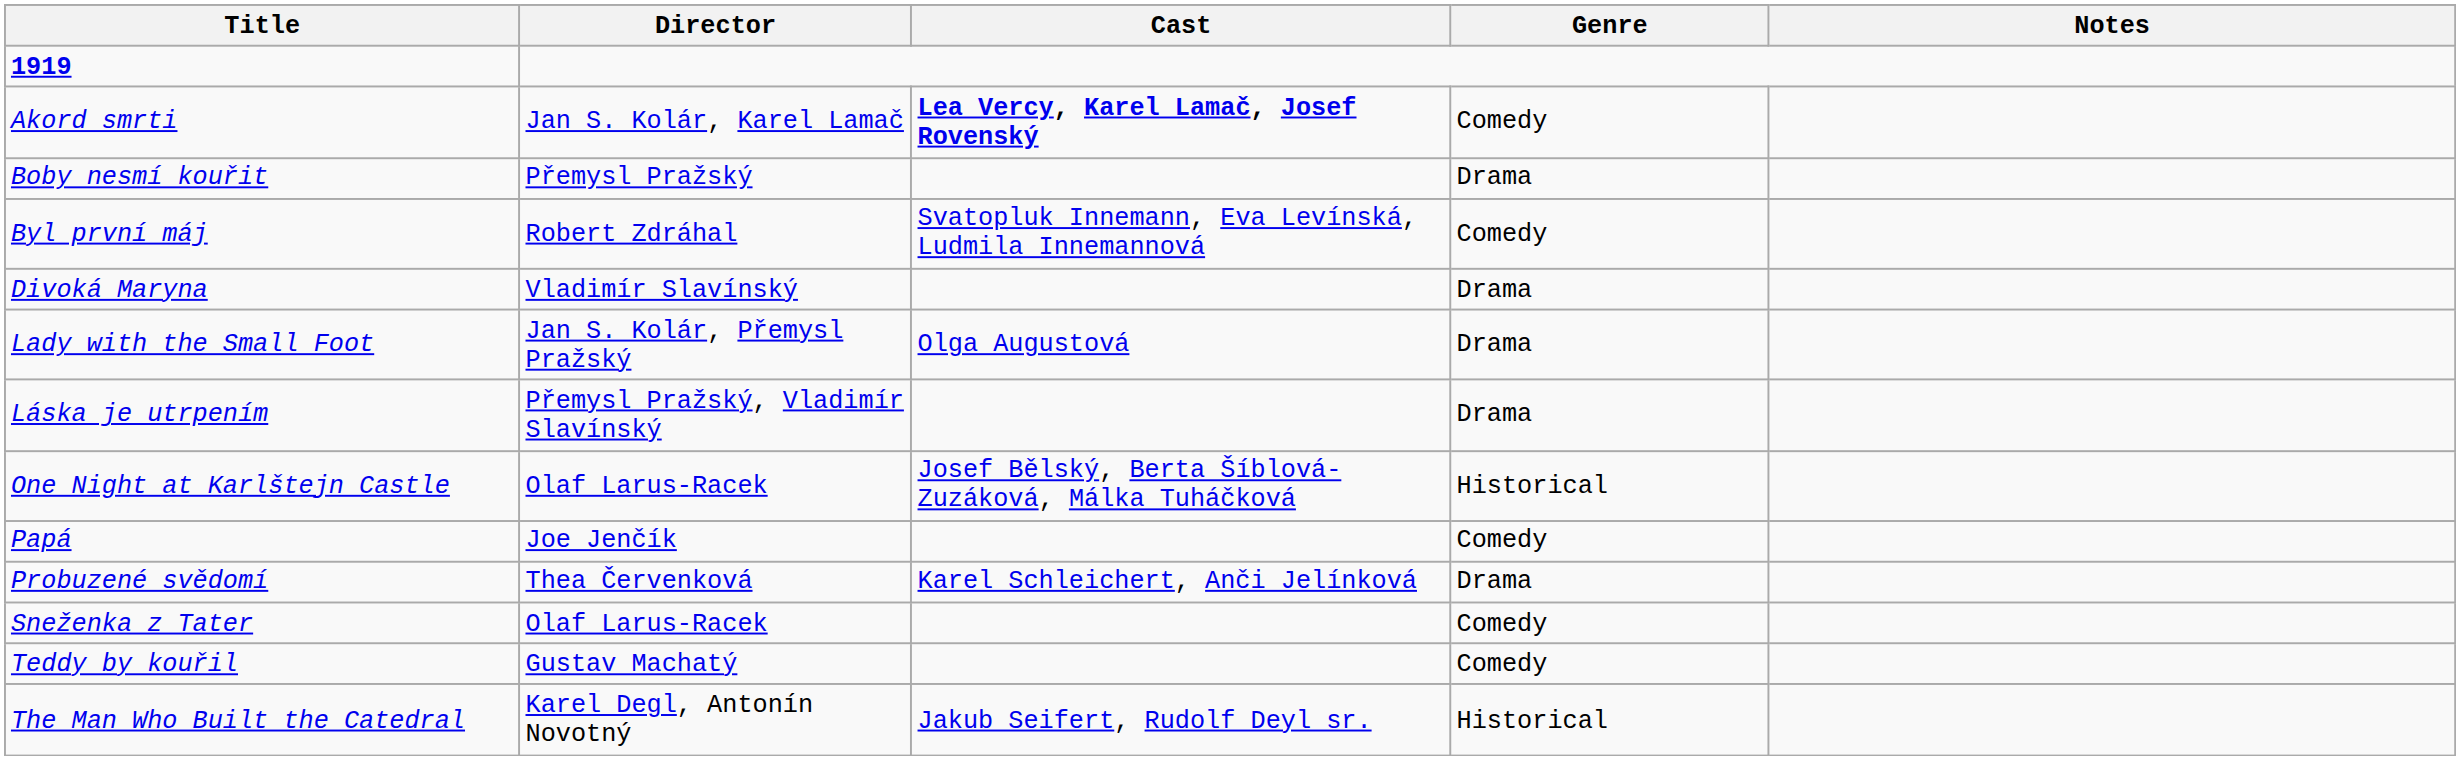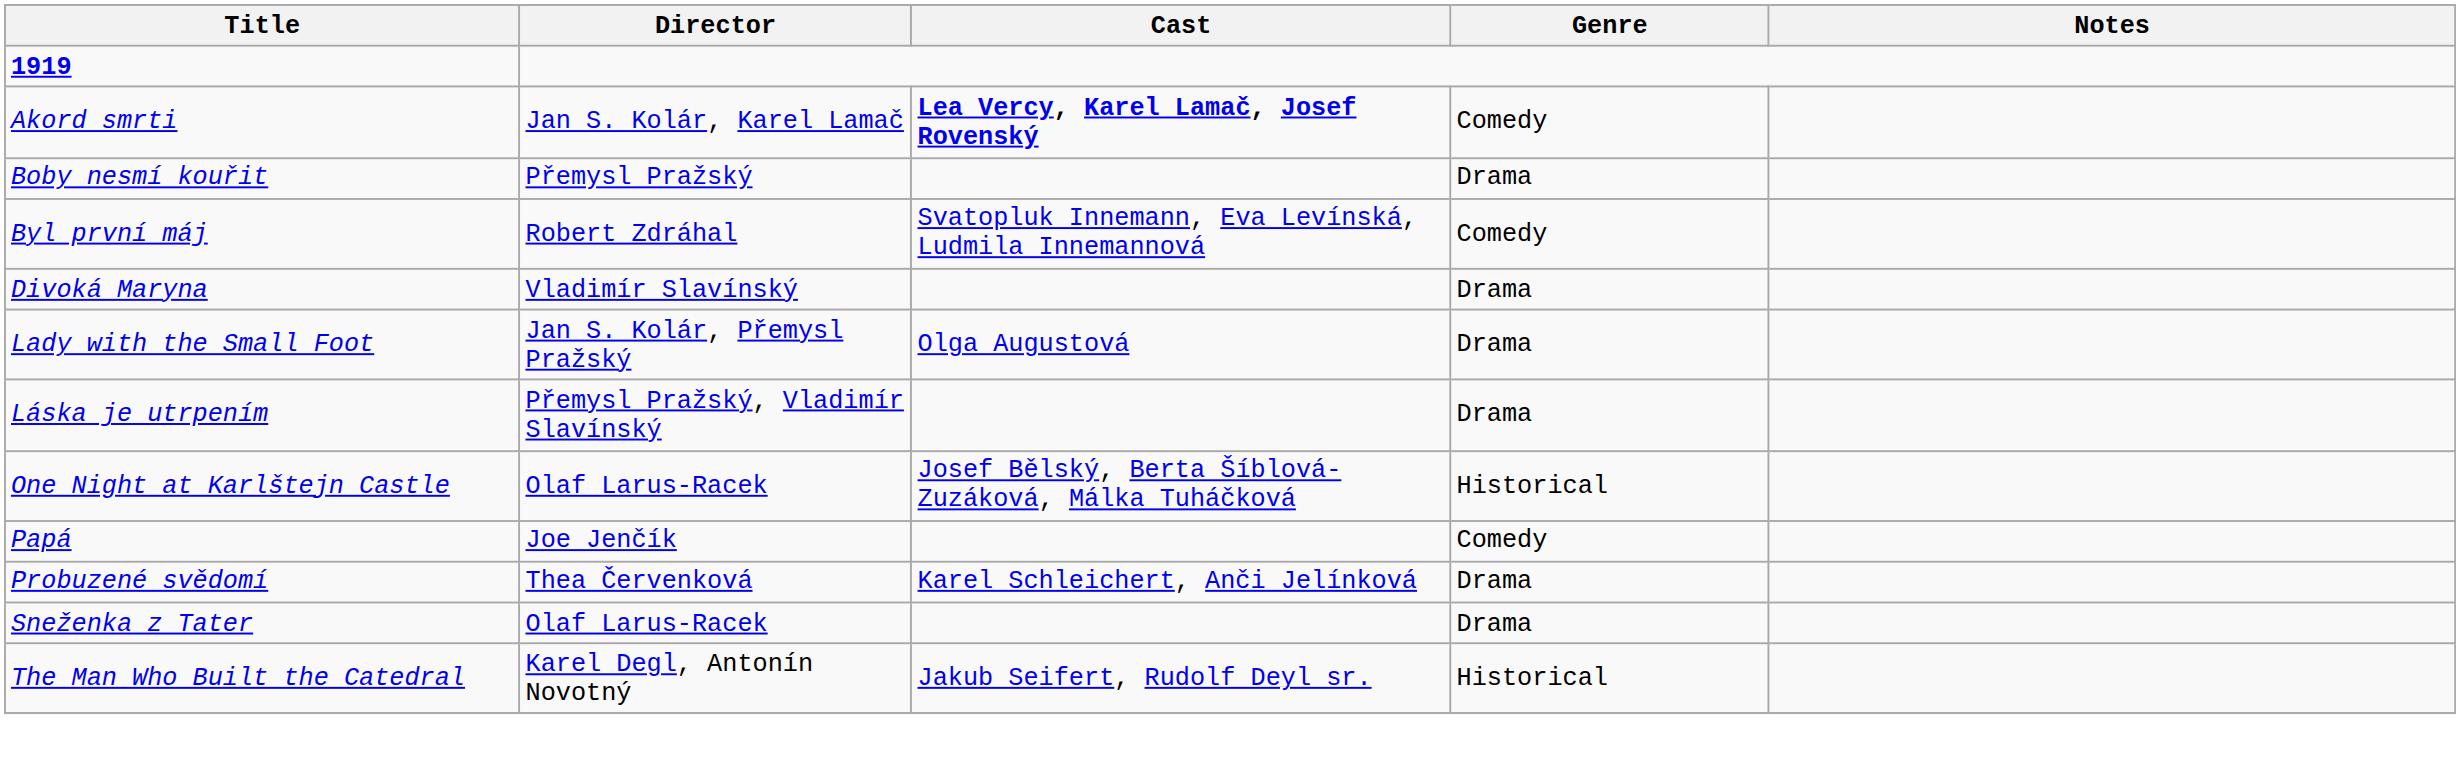(1502, 623) Comedy -> (1494, 623) Drama
- row: (124, 664)
